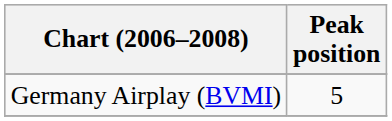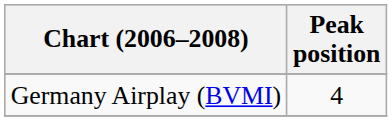(337, 94) 5 -> (337, 94) 4
